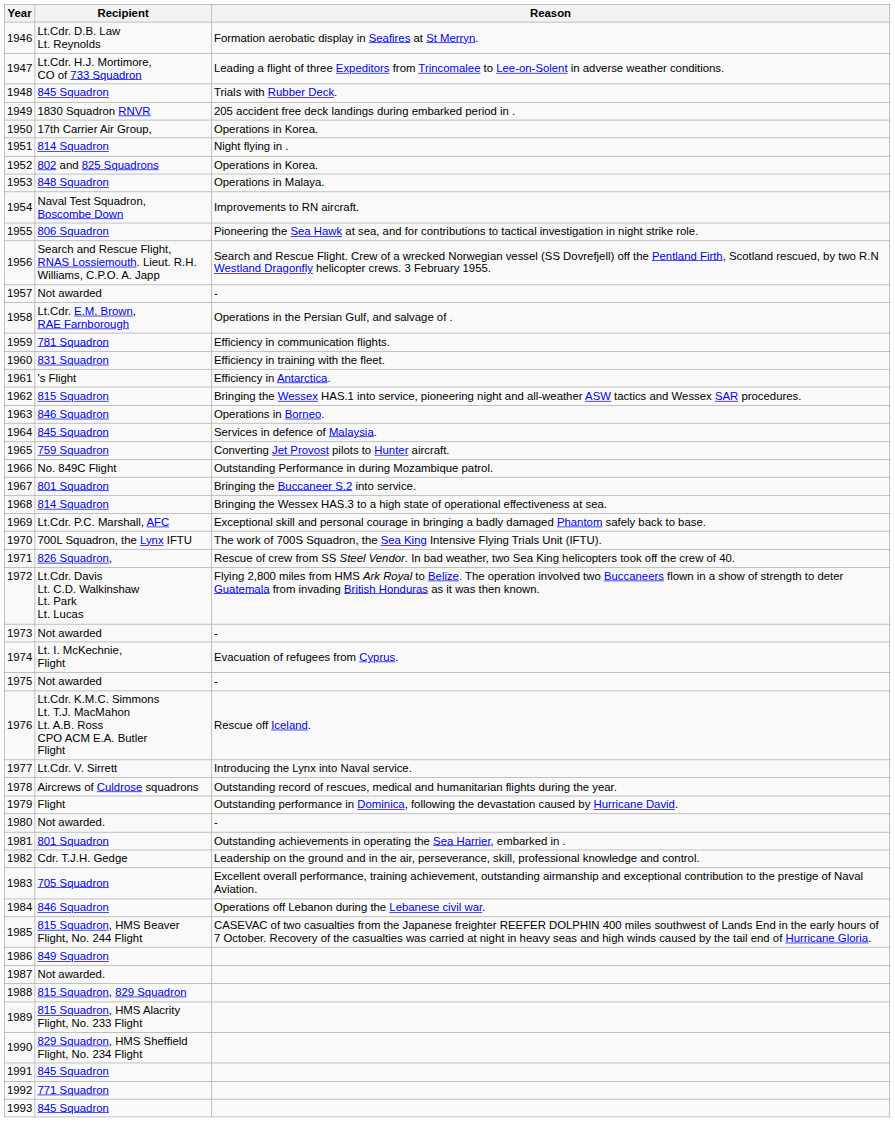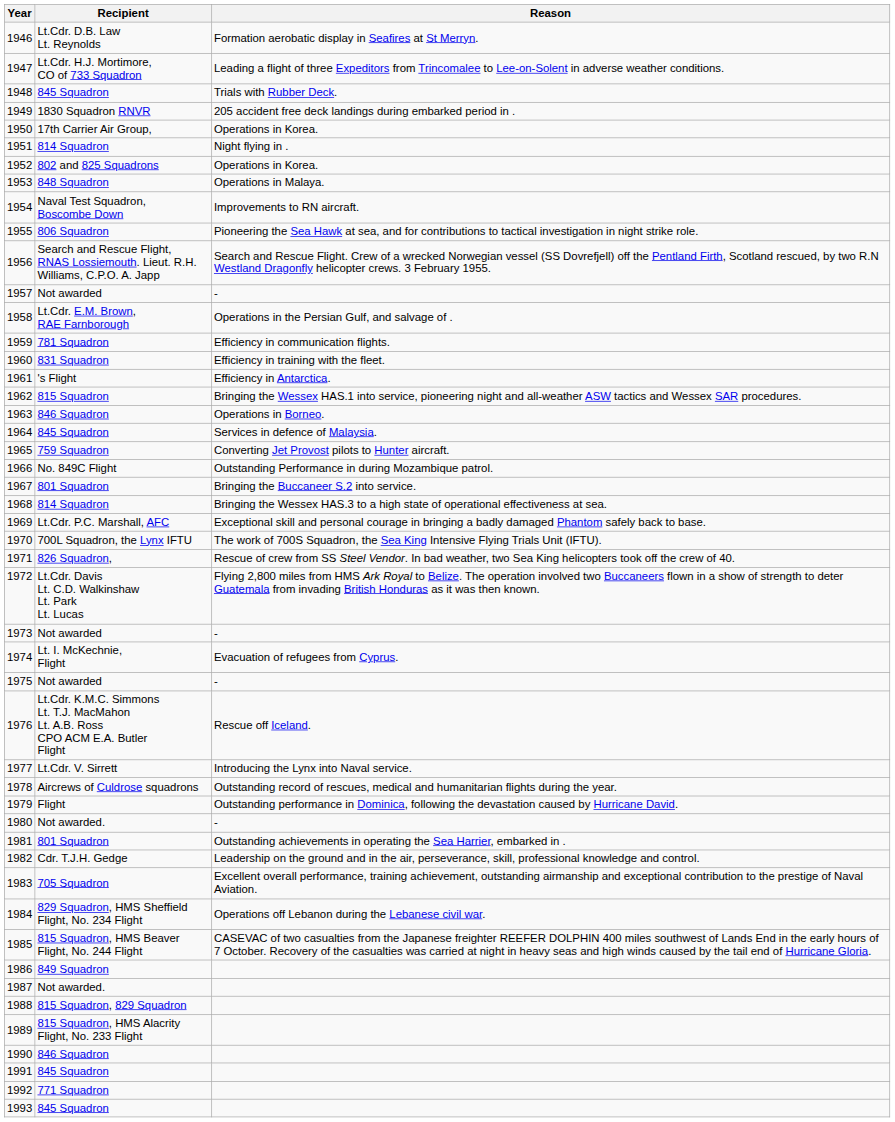(73, 907) 846 Squadron -> (113, 914) 829 Squadron, HMS Sheffield Flight, No. 234 Flight
(113, 1047) 829 Squadron, HMS Sheffield Flight, No. 234 Flight -> (73, 1054) 846 Squadron
